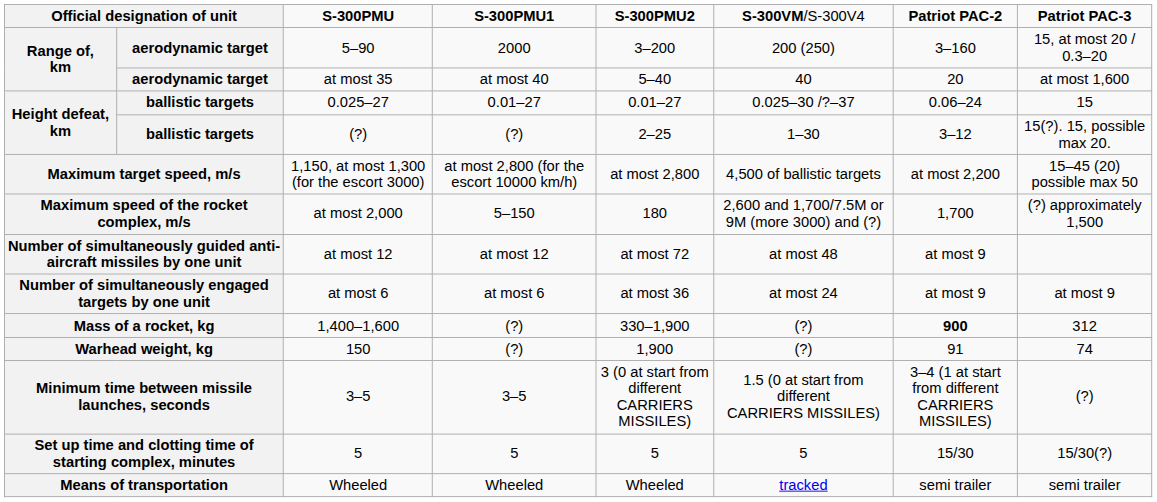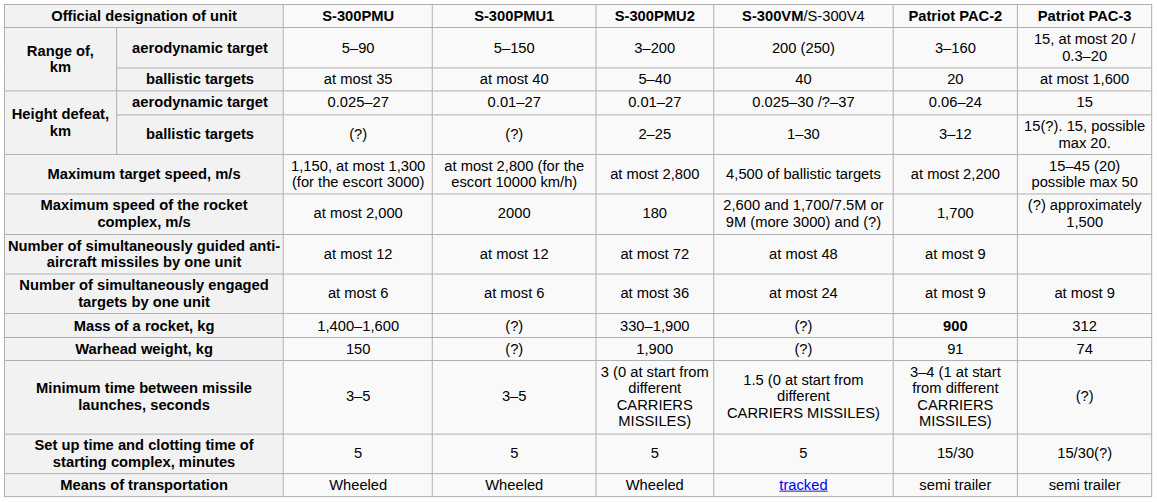(514, 47) 2000 -> (514, 47) 5–150
(200, 79) aerodynamic target -> (200, 79) ballistic targets
(200, 102) ballistic targets -> (200, 102) aerodynamic target
(514, 214) 5–150 -> (514, 214) 2000
